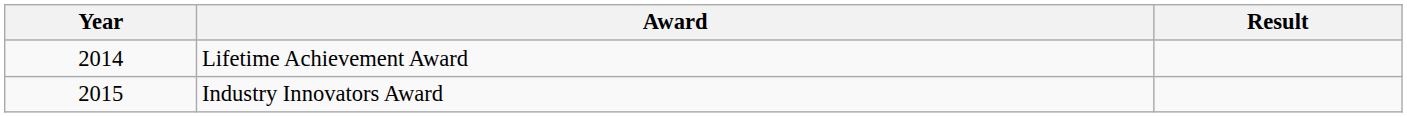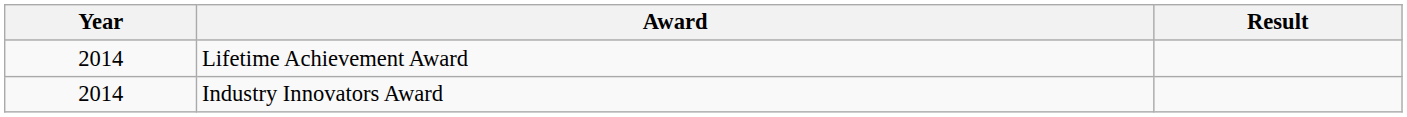(101, 93) 2015 -> (101, 93) 2014
